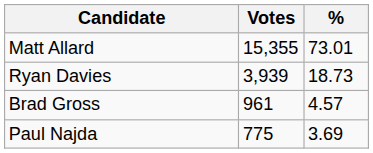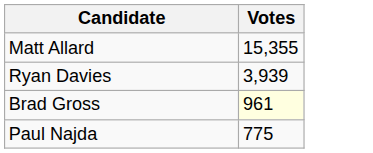- column: (336, 18)
(258, 104) no background -> (258, 104) lightyellow background
